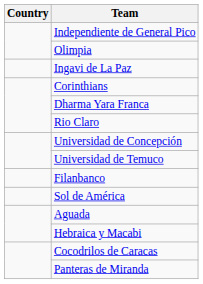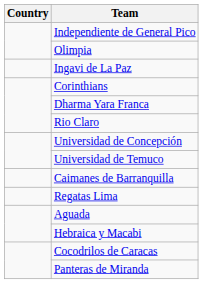+ row: (114, 178)
- row: (80, 178)
- row: (89, 196)
+ row: (86, 196)
